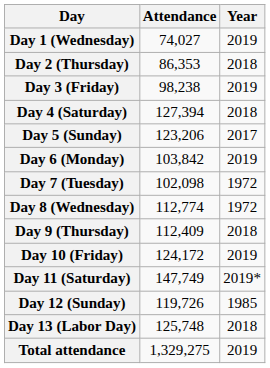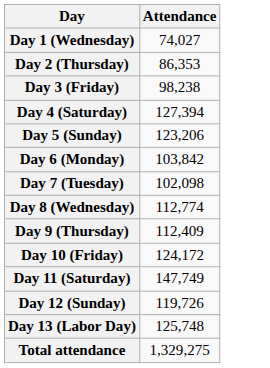- column: (242, 16)
